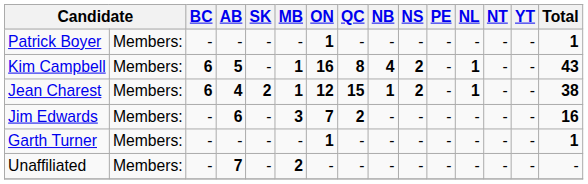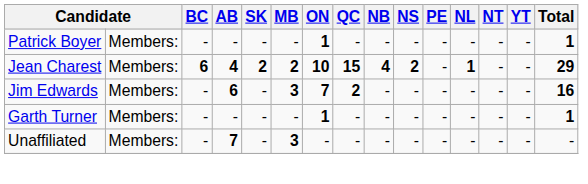- row: (57, 66)
(299, 91) 1 -> (294, 66) 2
(325, 91) 12 -> (321, 66) 10
(390, 91) 1 -> (386, 66) 4
(570, 91) 38 -> (566, 66) 29
(299, 166) 2 -> (294, 141) 3
